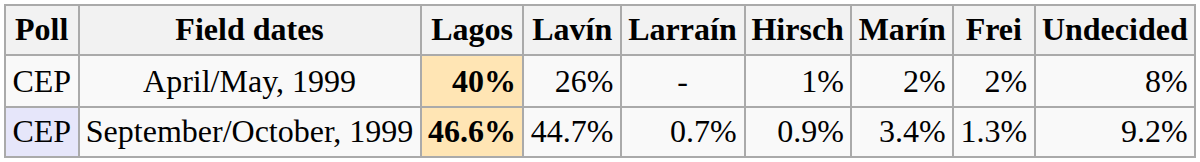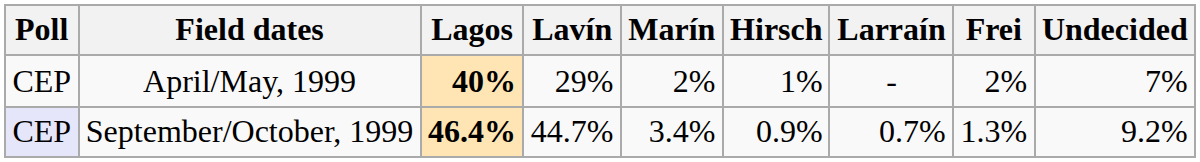columns swapped: (902, 29) <-> (682, 29)
(584, 80) 26% -> (584, 80) 29%
(1166, 80) 8% -> (1166, 80) 7%
(472, 131) 46.6% -> (472, 131) 46.4%
